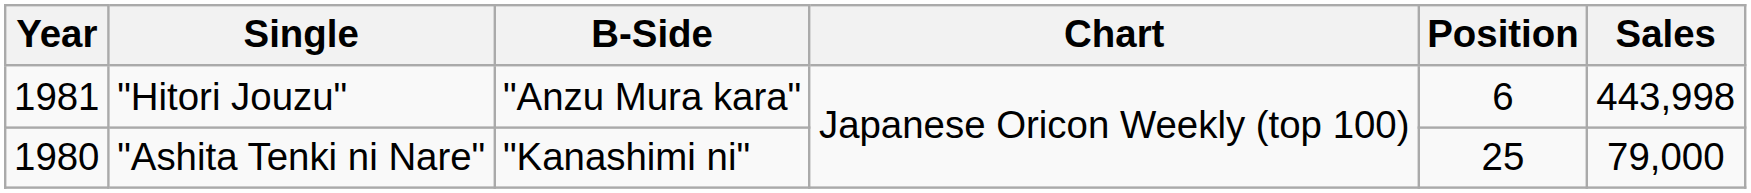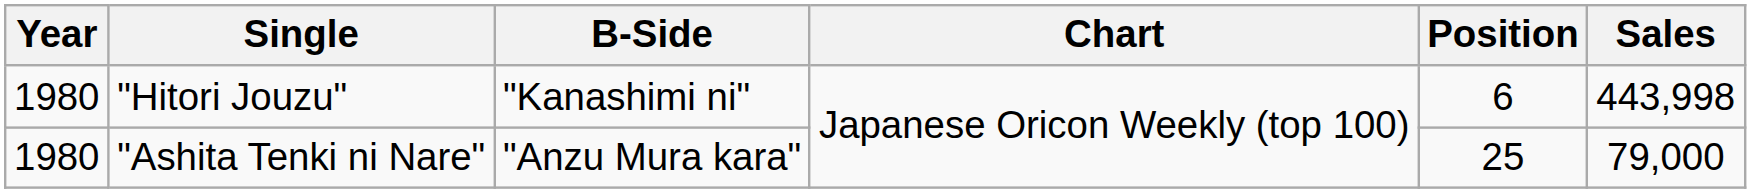(57, 95) 1981 -> (57, 95) 1980
(652, 95) "Anzu Mura kara" -> (627, 95) "Kanashimi ni"
(627, 156) "Kanashimi ni" -> (652, 156) "Anzu Mura kara"
